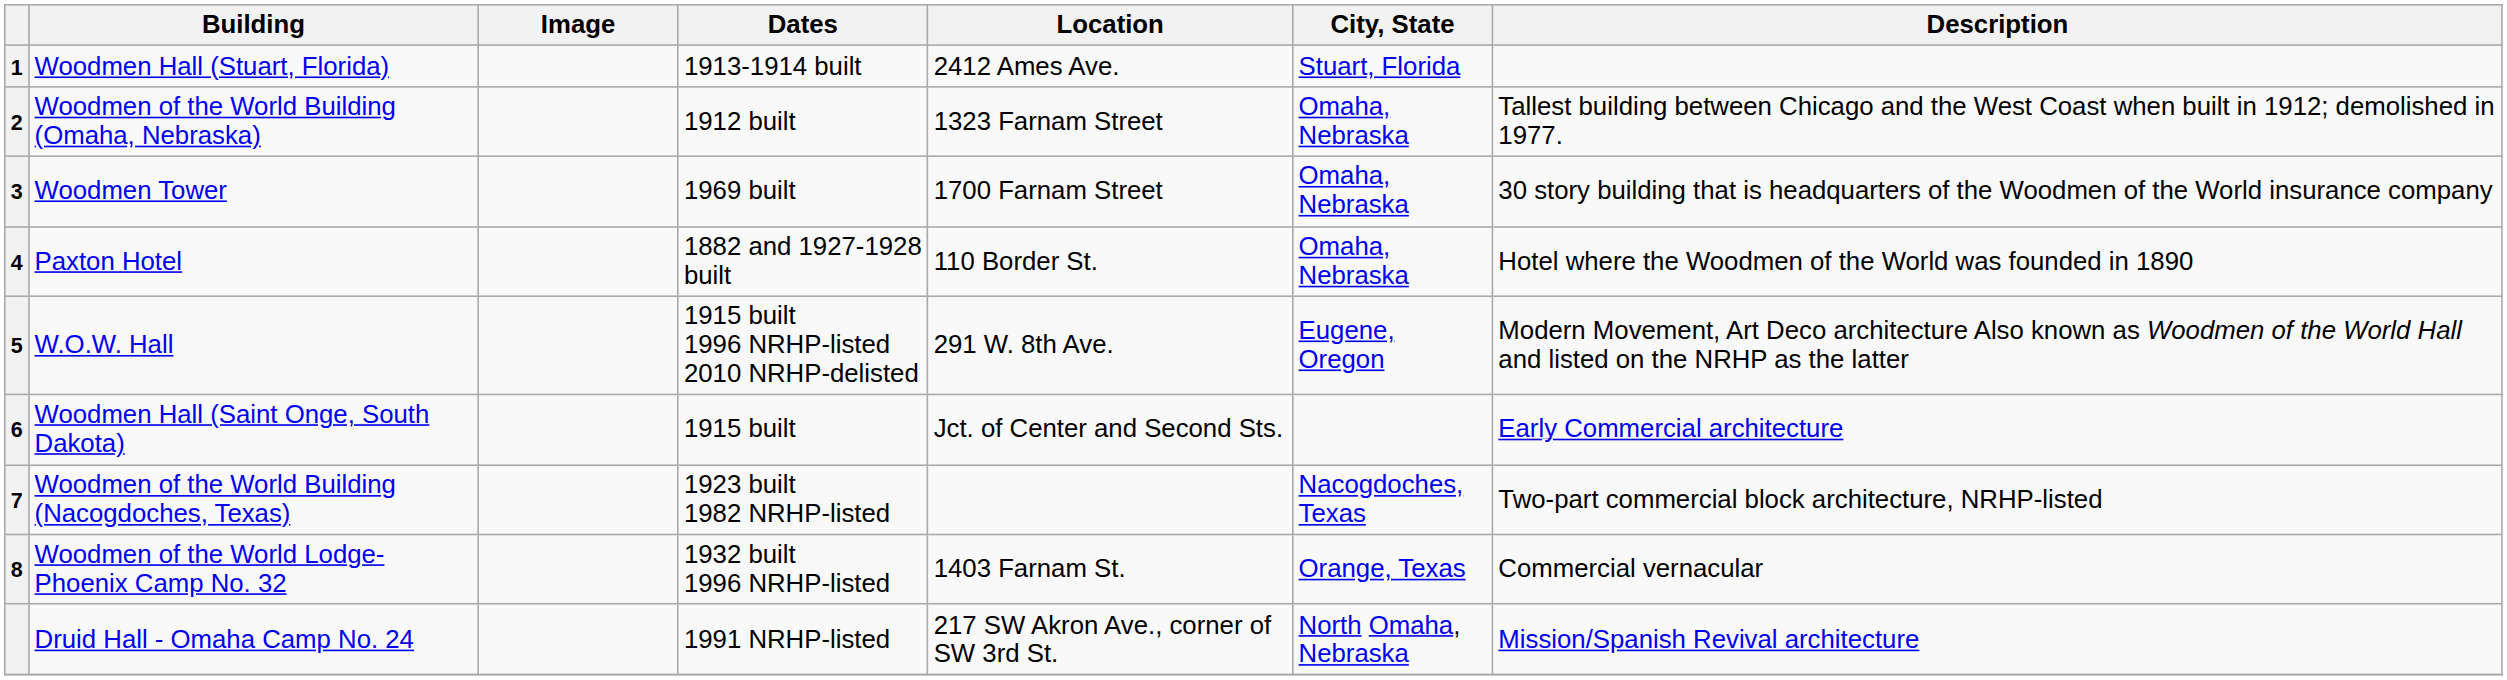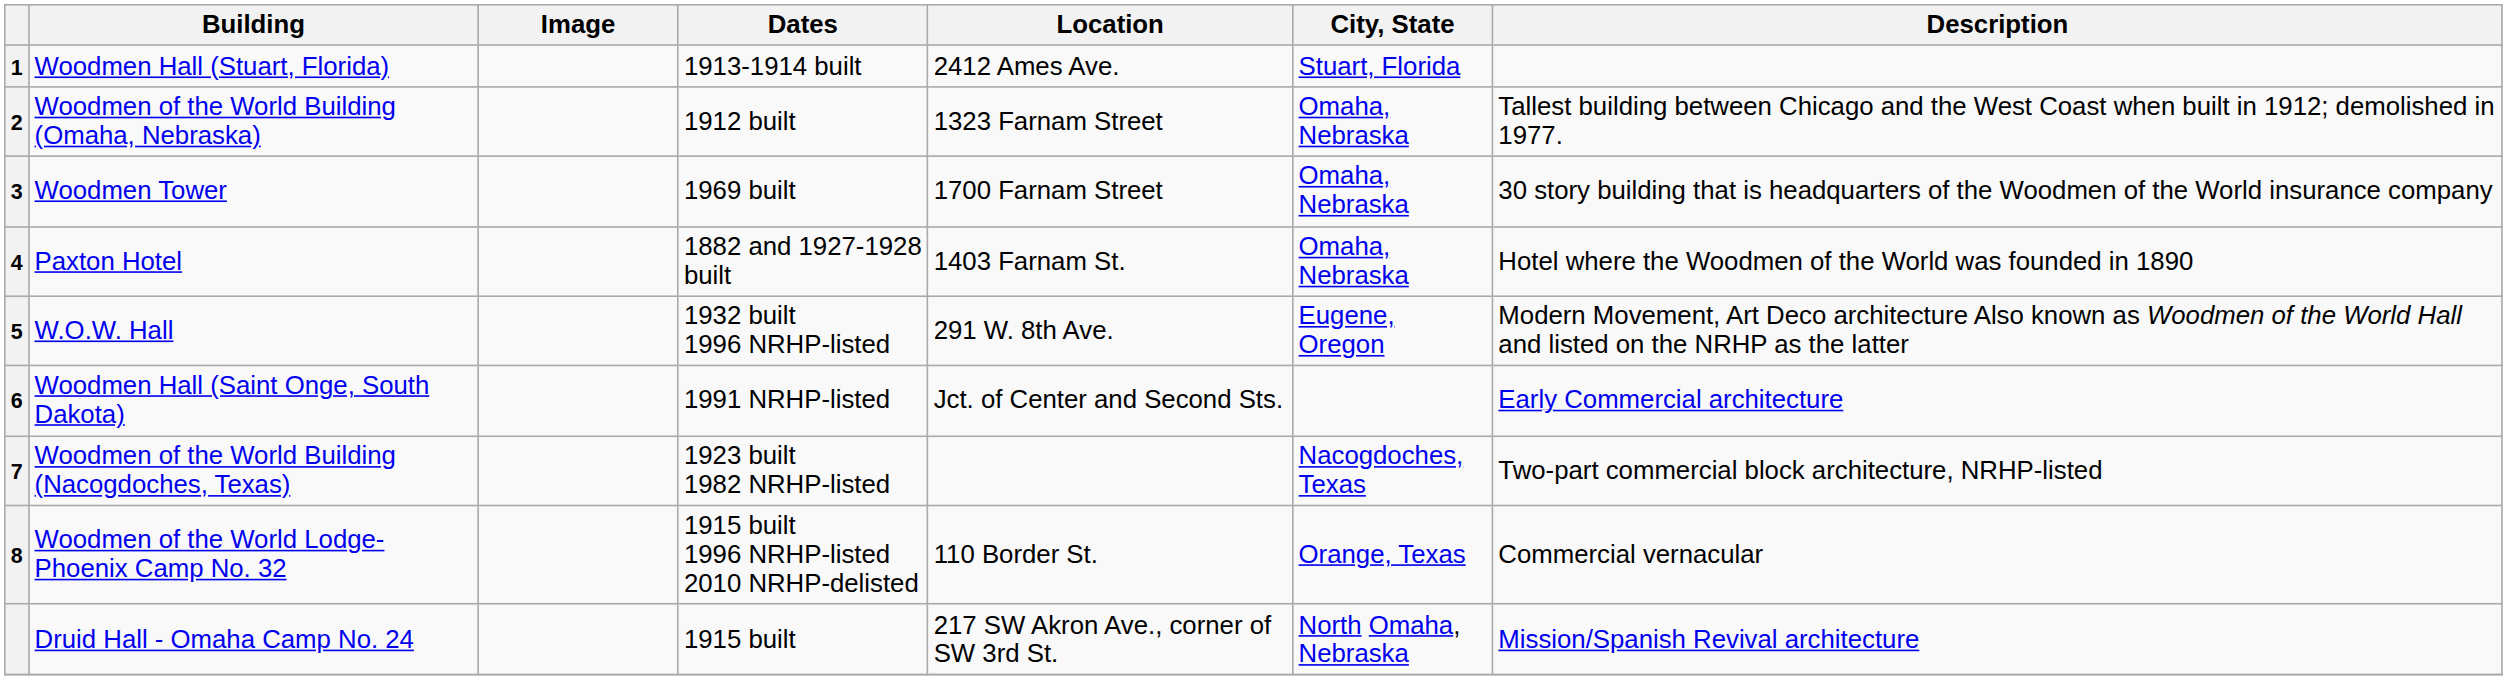(1016, 260) 110 Border St. -> (1030, 260) 1403 Farnam St.
(801, 345) 1915 built 1996 NRHP-listed 2010 NRHP-delisted -> (787, 330) 1932 built 1996 NRHP-listed
(740, 429) 1915 built -> (787, 400) 1991 NRHP-listed
(787, 569) 1932 built 1996 NRHP-listed -> (801, 554) 1915 built 1996 NRHP-listed 2010 NRHP-delisted
(1030, 569) 1403 Farnam St. -> (1016, 554) 110 Border St.
(787, 638) 1991 NRHP-listed -> (740, 638) 1915 built
